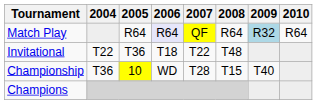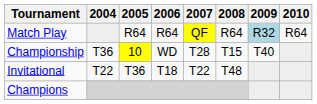(167, 33) lavender background -> (167, 33) no background
rows swapped: (45, 71) <-> (36, 52)
